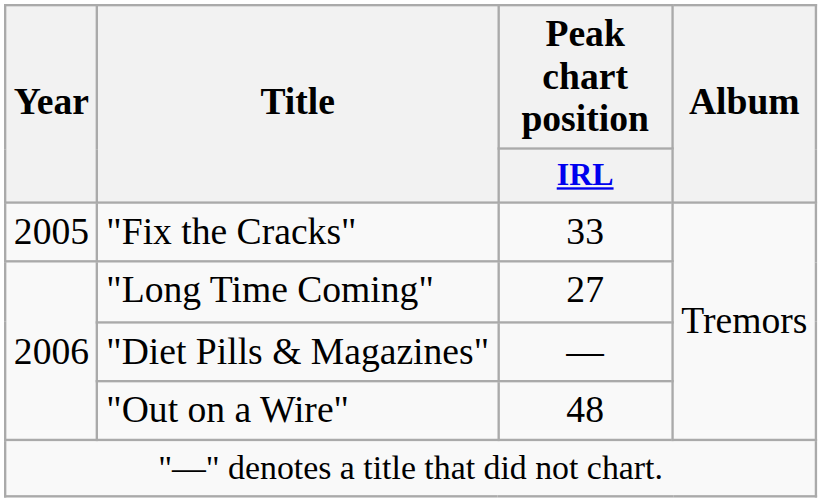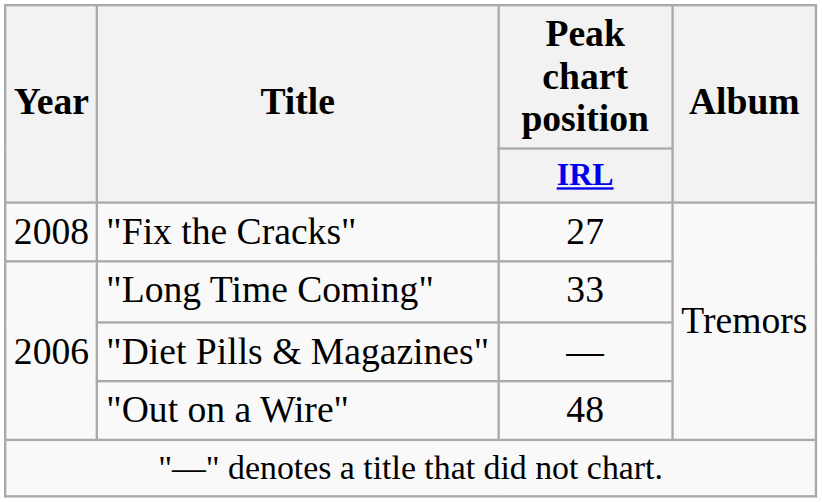(51, 231) 2005 -> (51, 231) 2008
(585, 231) 33 -> (585, 231) 27
(585, 290) 27 -> (585, 290) 33
